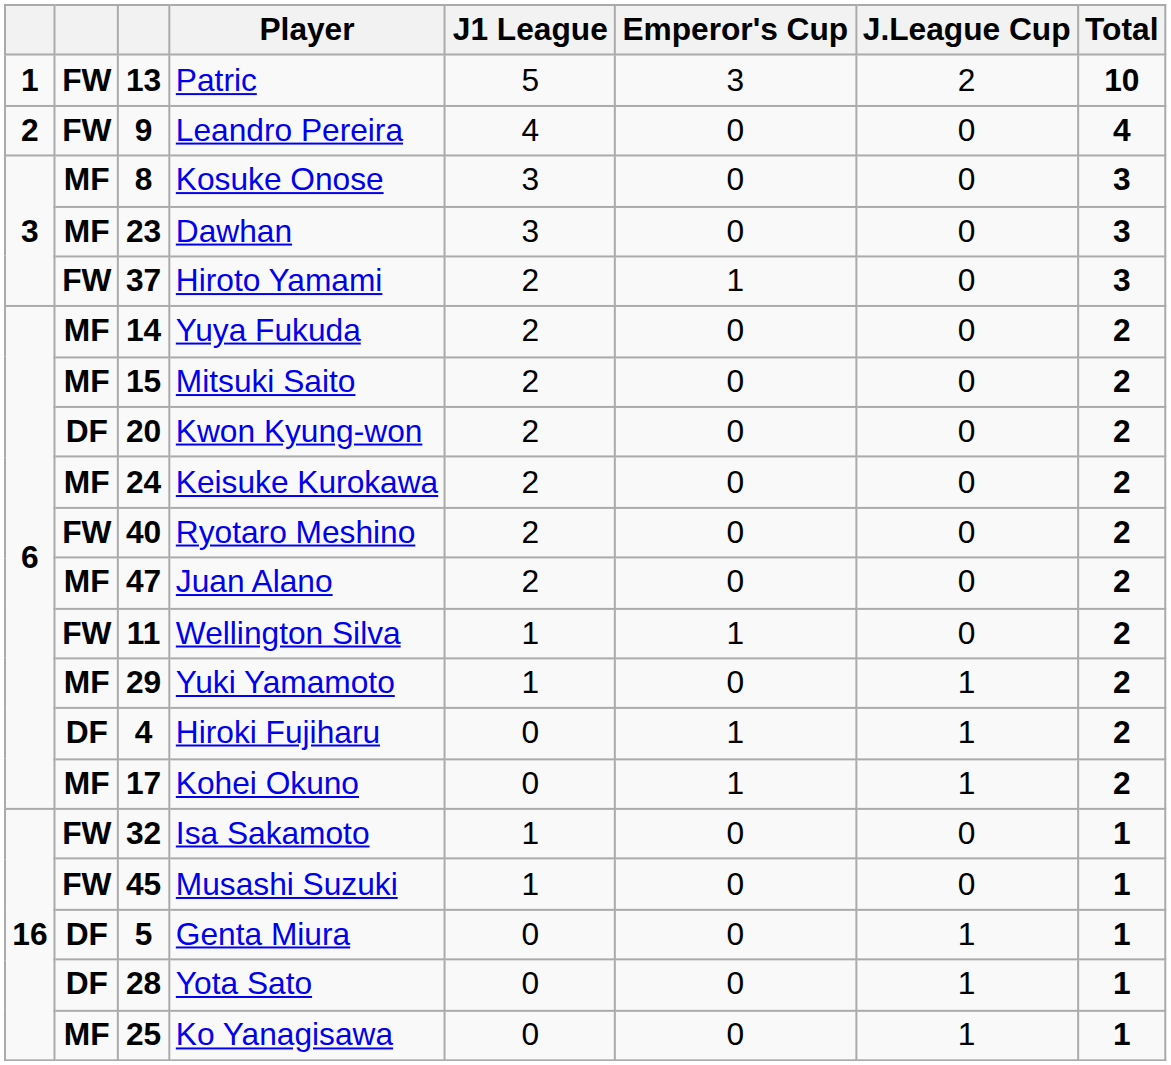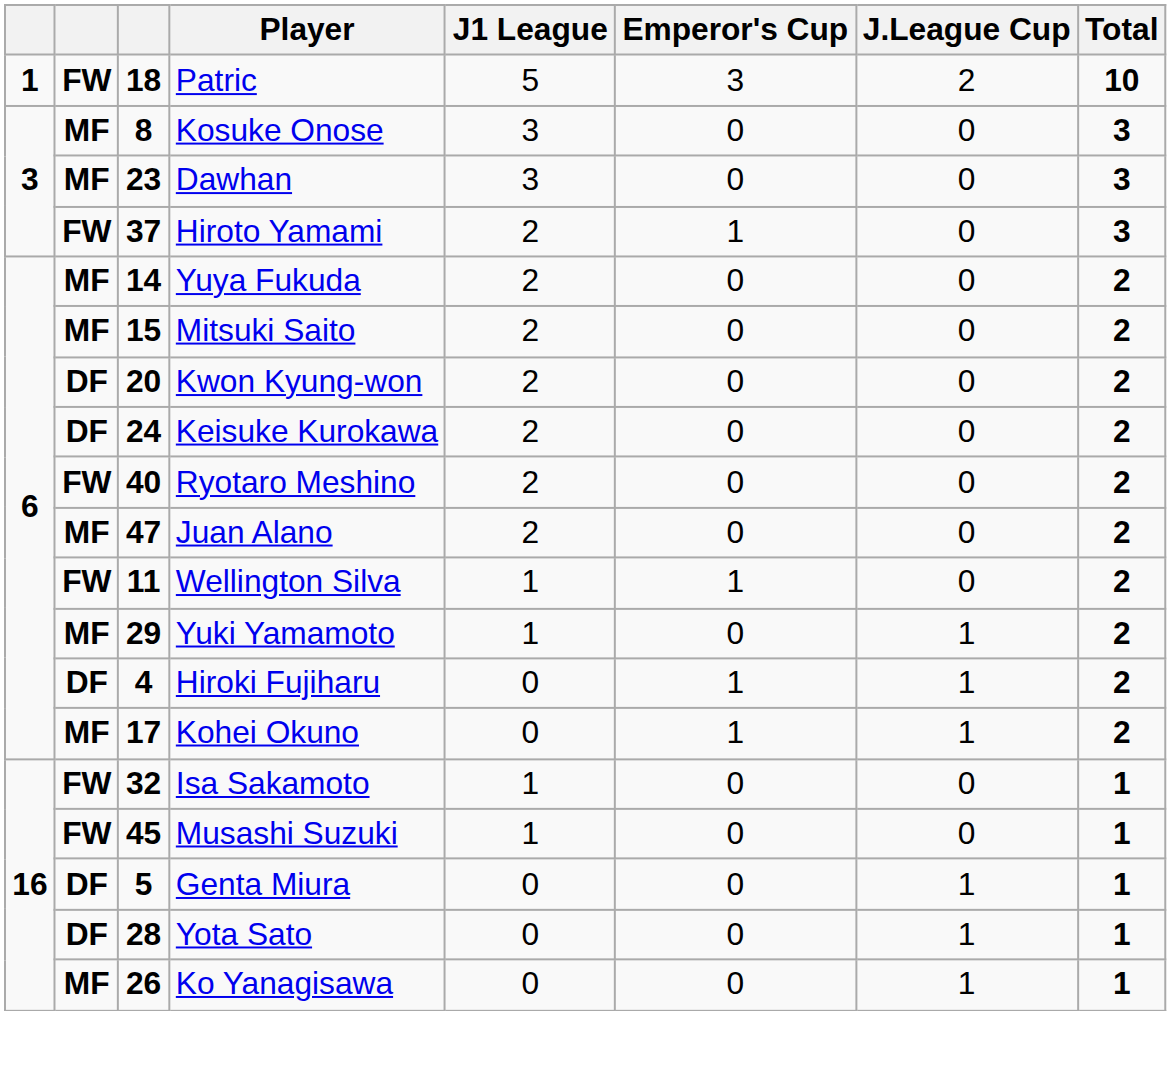(144, 79) 13 -> (144, 79) 18
- row: (289, 130)
(87, 481) MF -> (87, 431) DF
(144, 1034) 25 -> (144, 984) 26
